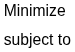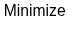- row: (37, 40)
